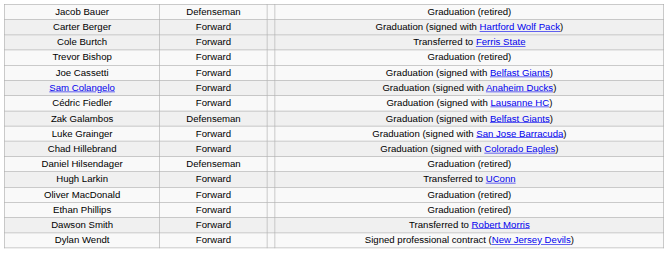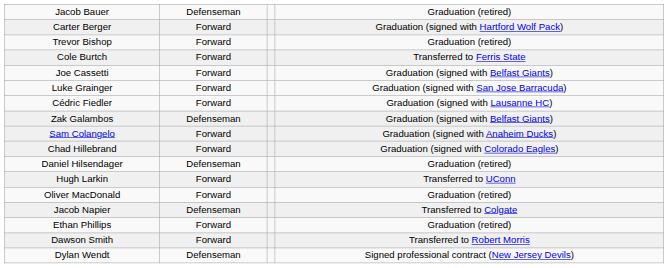rows swapped: (82, 57) <-> (82, 42)
rows swapped: (82, 88) <-> (82, 133)
+ row: (82, 210)
(213, 240) Forward -> (213, 255) Defenseman
